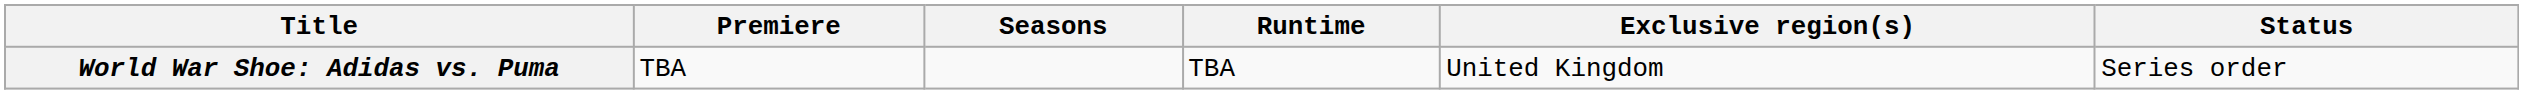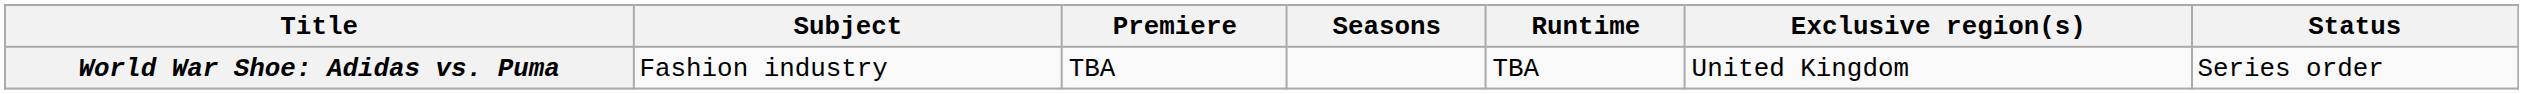+ column: (848, 26)
